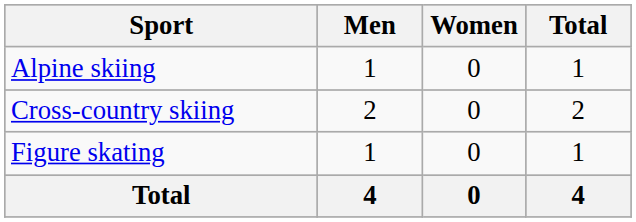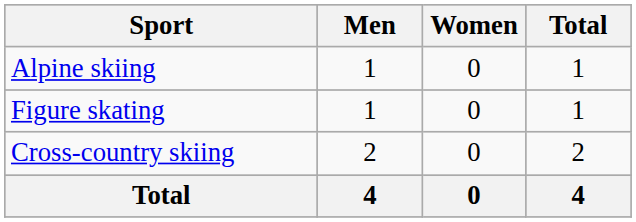rows swapped: (123, 110) <-> (88, 152)
